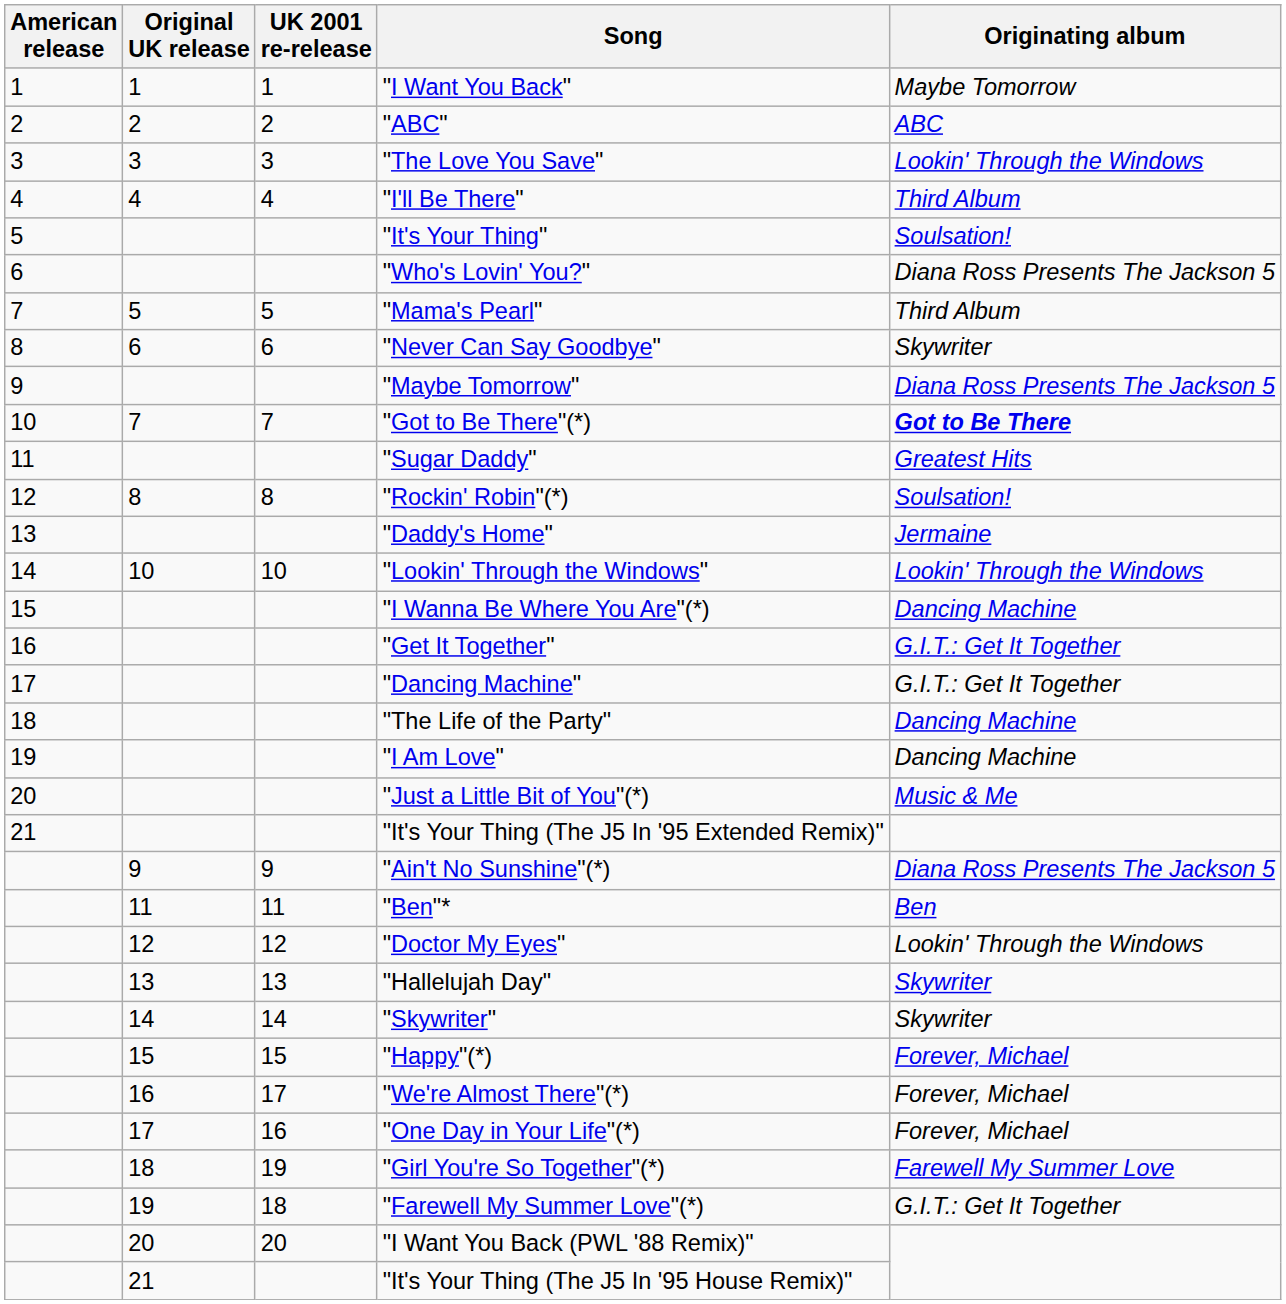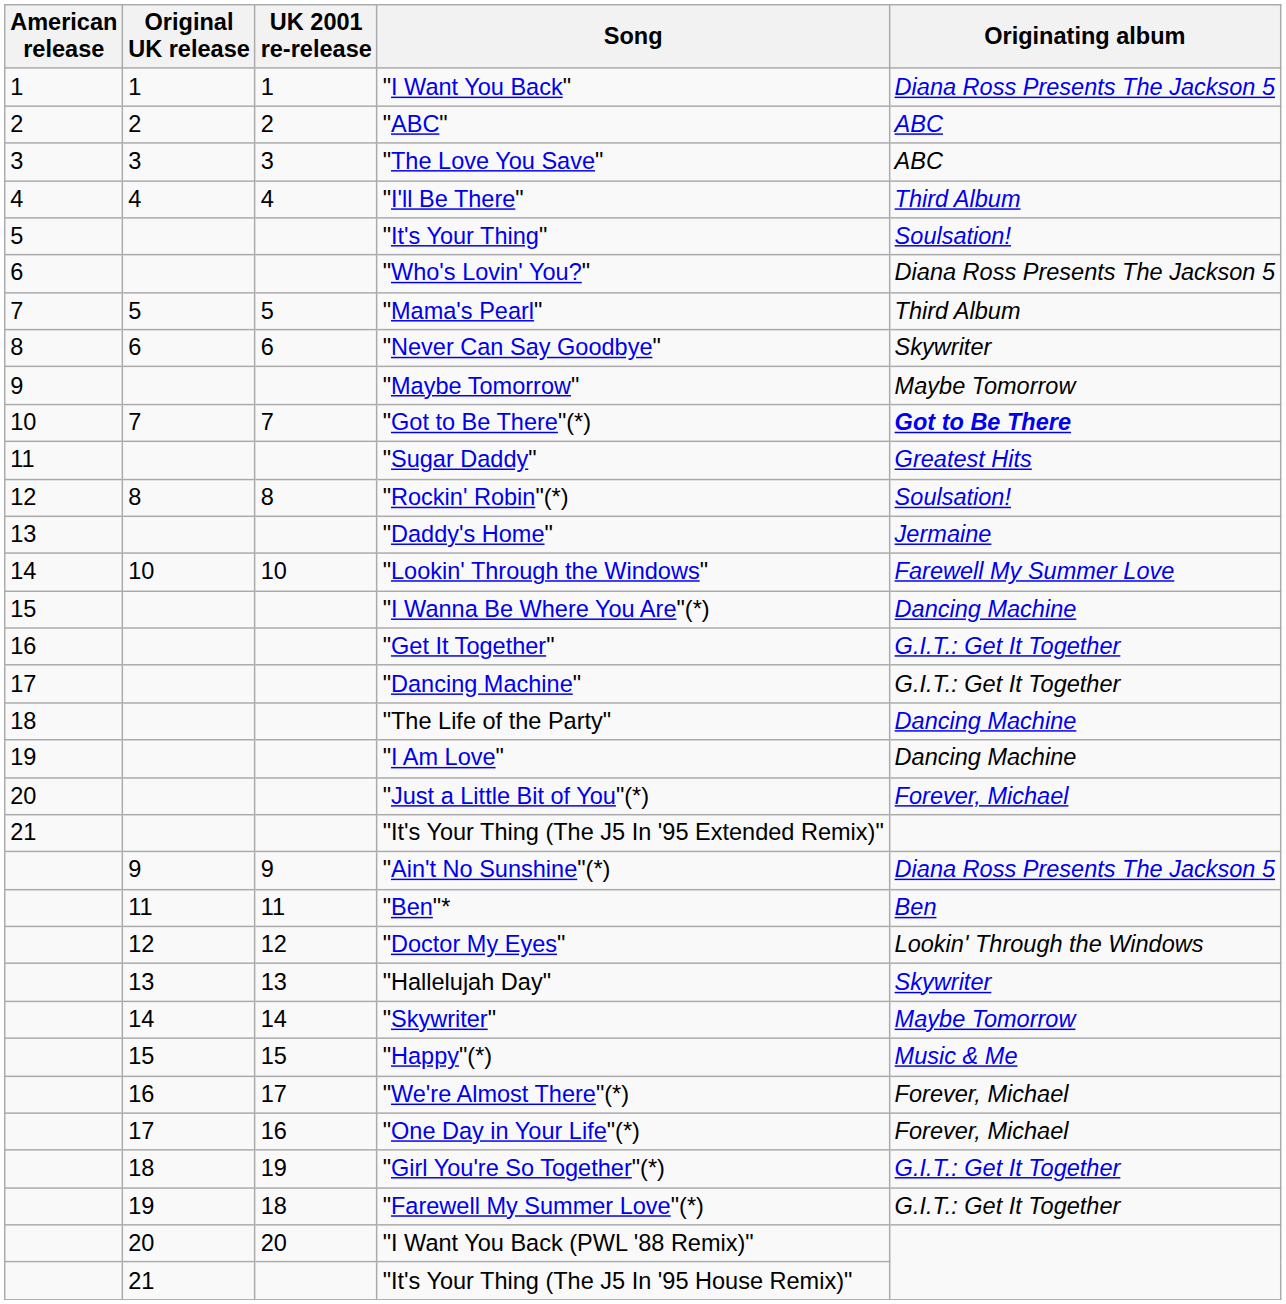(985, 86) Maybe Tomorrow -> (1085, 86) Diana Ross Presents The Jackson 5
(1049, 161) Lookin' Through the Windows -> (919, 161) ABC
(1085, 385) Diana Ross Presents The Jackson 5 -> (985, 385) Maybe Tomorrow
(1049, 571) Lookin' Through the Windows -> (1034, 571) Farewell My Summer Love
(956, 795) Music & Me -> (982, 795) Forever, Michael
(943, 1019) Skywriter -> (985, 1019) Maybe Tomorrow
(982, 1056) Forever, Michael -> (956, 1056) Music & Me
(1034, 1168) Farewell My Summer Love -> (1007, 1168) G.I.T.: Get It Together
